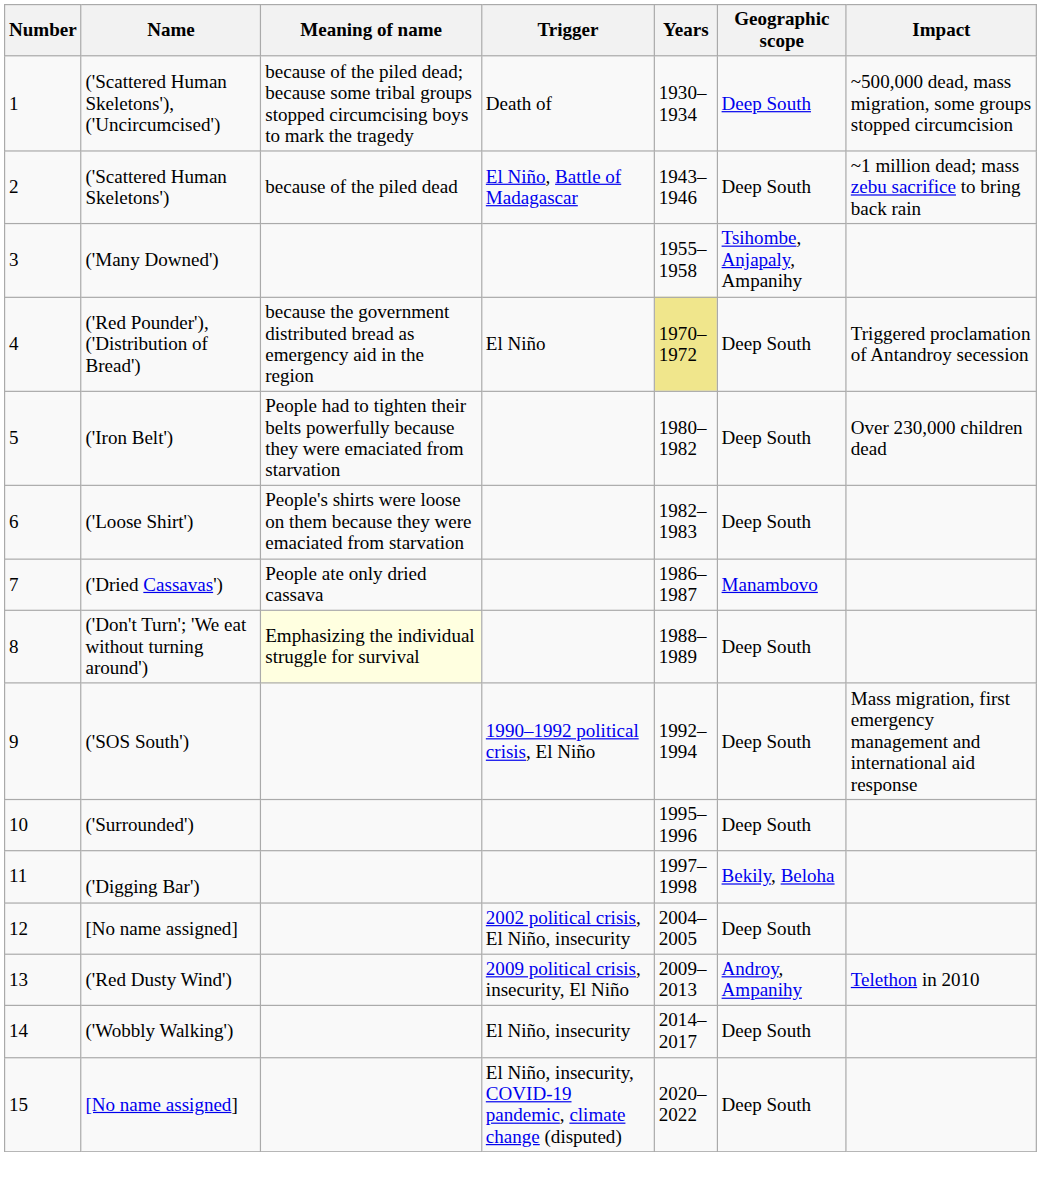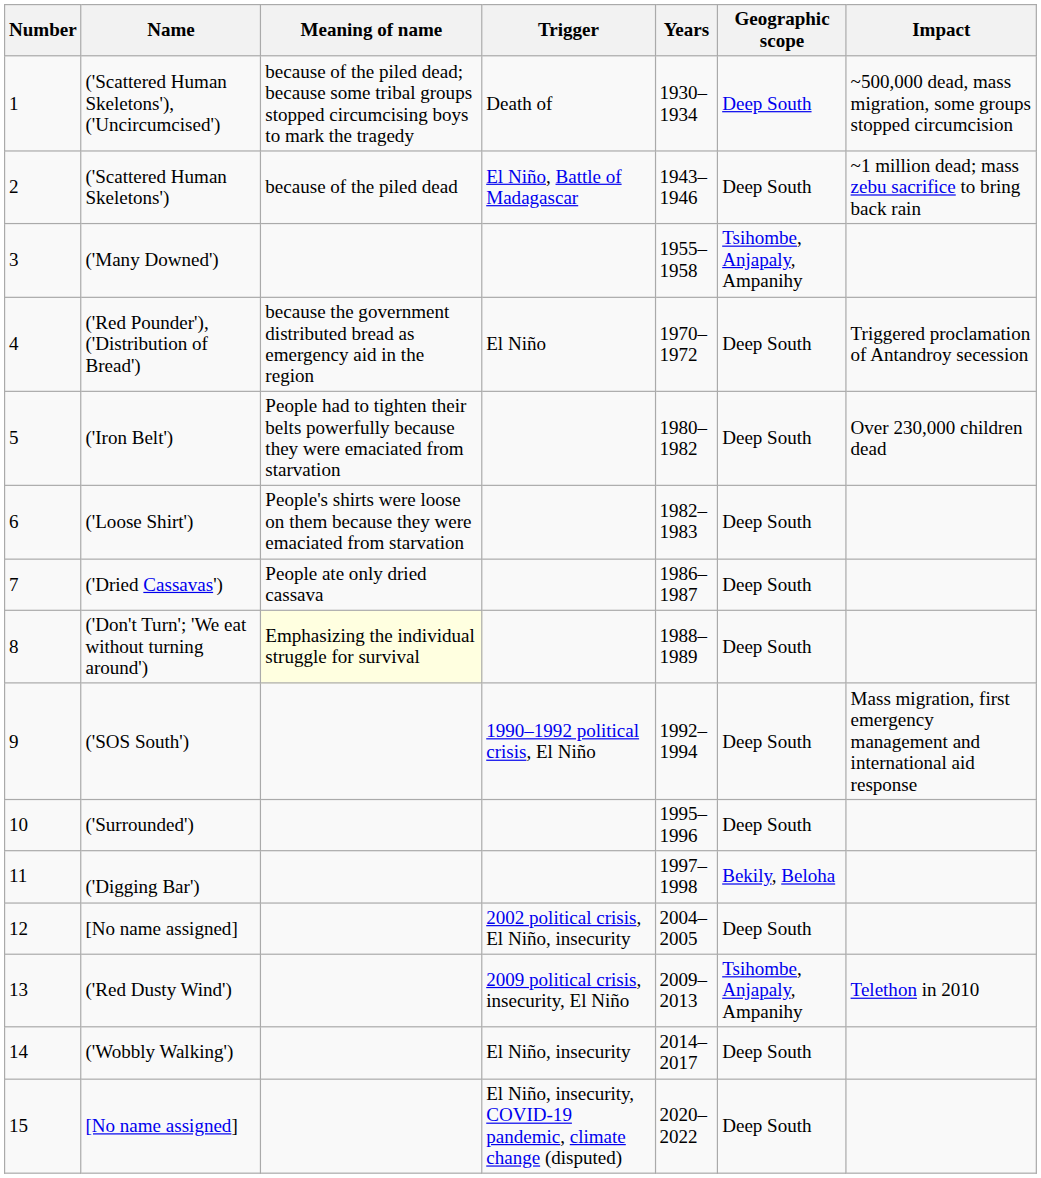(683, 343) khaki background -> (683, 343) no background
(770, 584) Manambovo -> (767, 584) Deep South
(762, 979) Androy, Ampanihy -> (762, 990) Tsihombe, Anjapaly, Ampanihy
